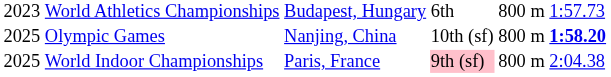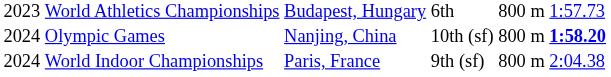(22, 36) 2025 -> (22, 36) 2024
(22, 61) 2025 -> (22, 61) 2024
(458, 61) pink background -> (458, 61) no background
